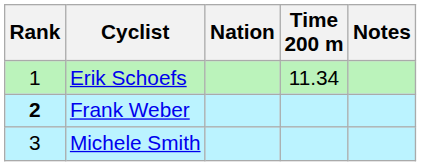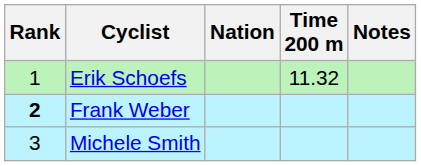(314, 77) 11.34 -> (314, 77) 11.32
